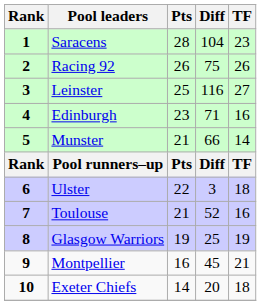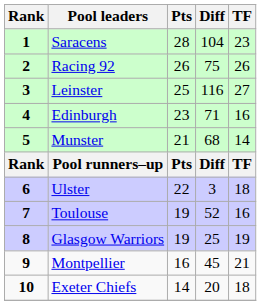(212, 139) 66 -> (212, 139) 68
(182, 213) 21 -> (182, 213) 19
